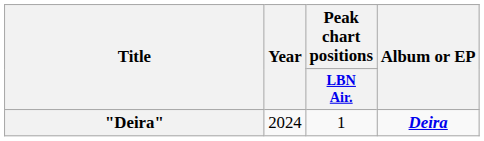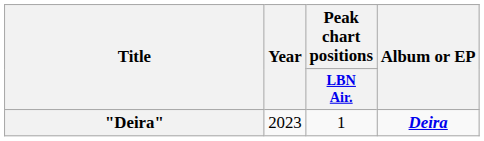(285, 122) 2024 -> (285, 122) 2023
